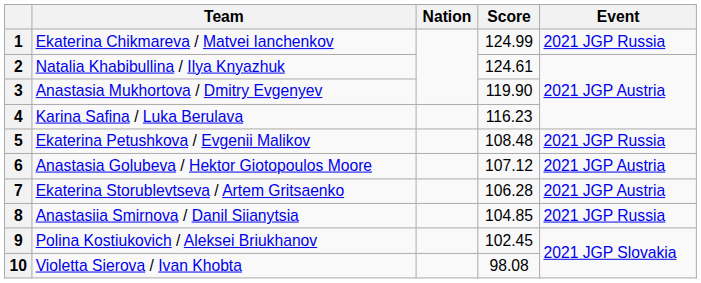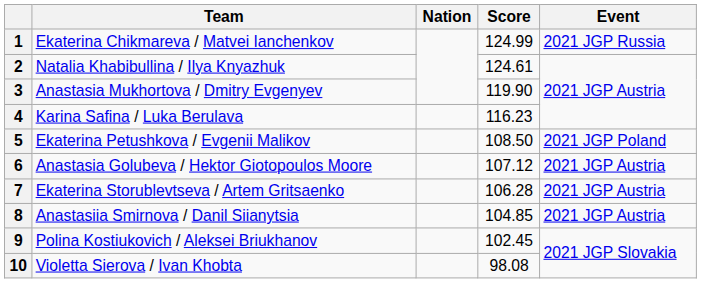(509, 141) 108.48 -> (509, 141) 108.50
(604, 141) 2021 JGP Russia -> (605, 141) 2021 JGP Poland
(604, 215) 2021 JGP Russia -> (604, 215) 2021 JGP Austria
